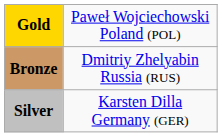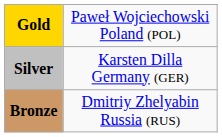rows swapped: (34, 110) <-> (34, 68)
